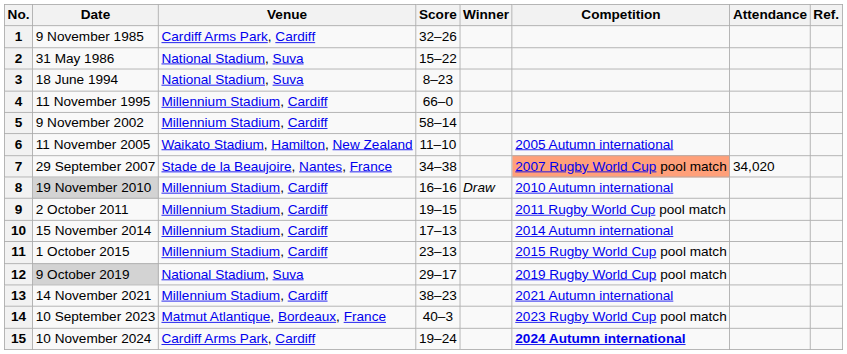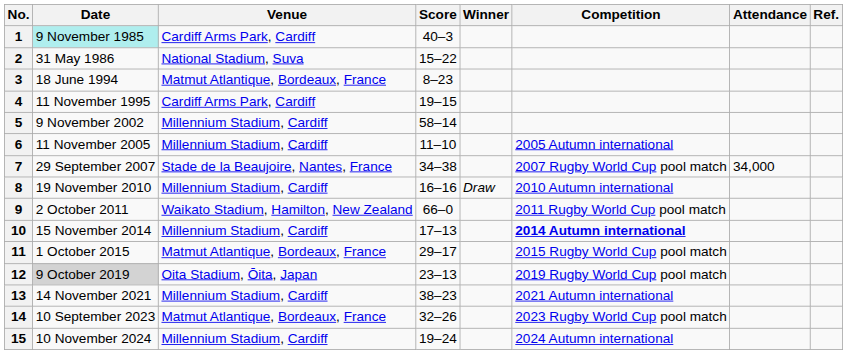(90, 36) no background -> (90, 36) paleturquoise background
(438, 36) 32–26 -> (438, 36) 40–3
(233, 79) National Stadium, Suva -> (274, 79) Matmut Atlantique, Bordeaux, France
(244, 101) Millennium Stadium, Cardiff -> (238, 101) Cardiff Arms Park, Cardiff
(438, 101) 66–0 -> (438, 101) 19–15
(287, 144) Waikato Stadium, Hamilton, New Zealand -> (244, 144) Millennium Stadium, Cardiff
(621, 166) lightsalmon background -> (621, 166) no background
(754, 166) 34,020 -> (754, 166) 34,000
(94, 187) lightgrey background -> (94, 187) no background
(244, 209) Millennium Stadium, Cardiff -> (287, 209) Waikato Stadium, Hamilton, New Zealand
(438, 209) 19–15 -> (438, 209) 66–0
(594, 230) normal -> (600, 230) bold
(244, 252) Millennium Stadium, Cardiff -> (274, 252) Matmut Atlantique, Bordeaux, France
(438, 252) 23–13 -> (438, 252) 29–17
(233, 274) National Stadium, Suva -> (239, 274) Oita Stadium, Ōita, Japan
(438, 274) 29–17 -> (438, 274) 23–13
(438, 317) 40–3 -> (438, 317) 32–26
(238, 338) Cardiff Arms Park, Cardiff -> (244, 338) Millennium Stadium, Cardiff
(600, 338) bold -> (594, 338) normal
